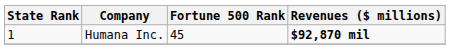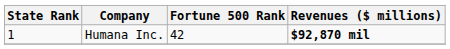(177, 35) 45 -> (177, 35) 42
